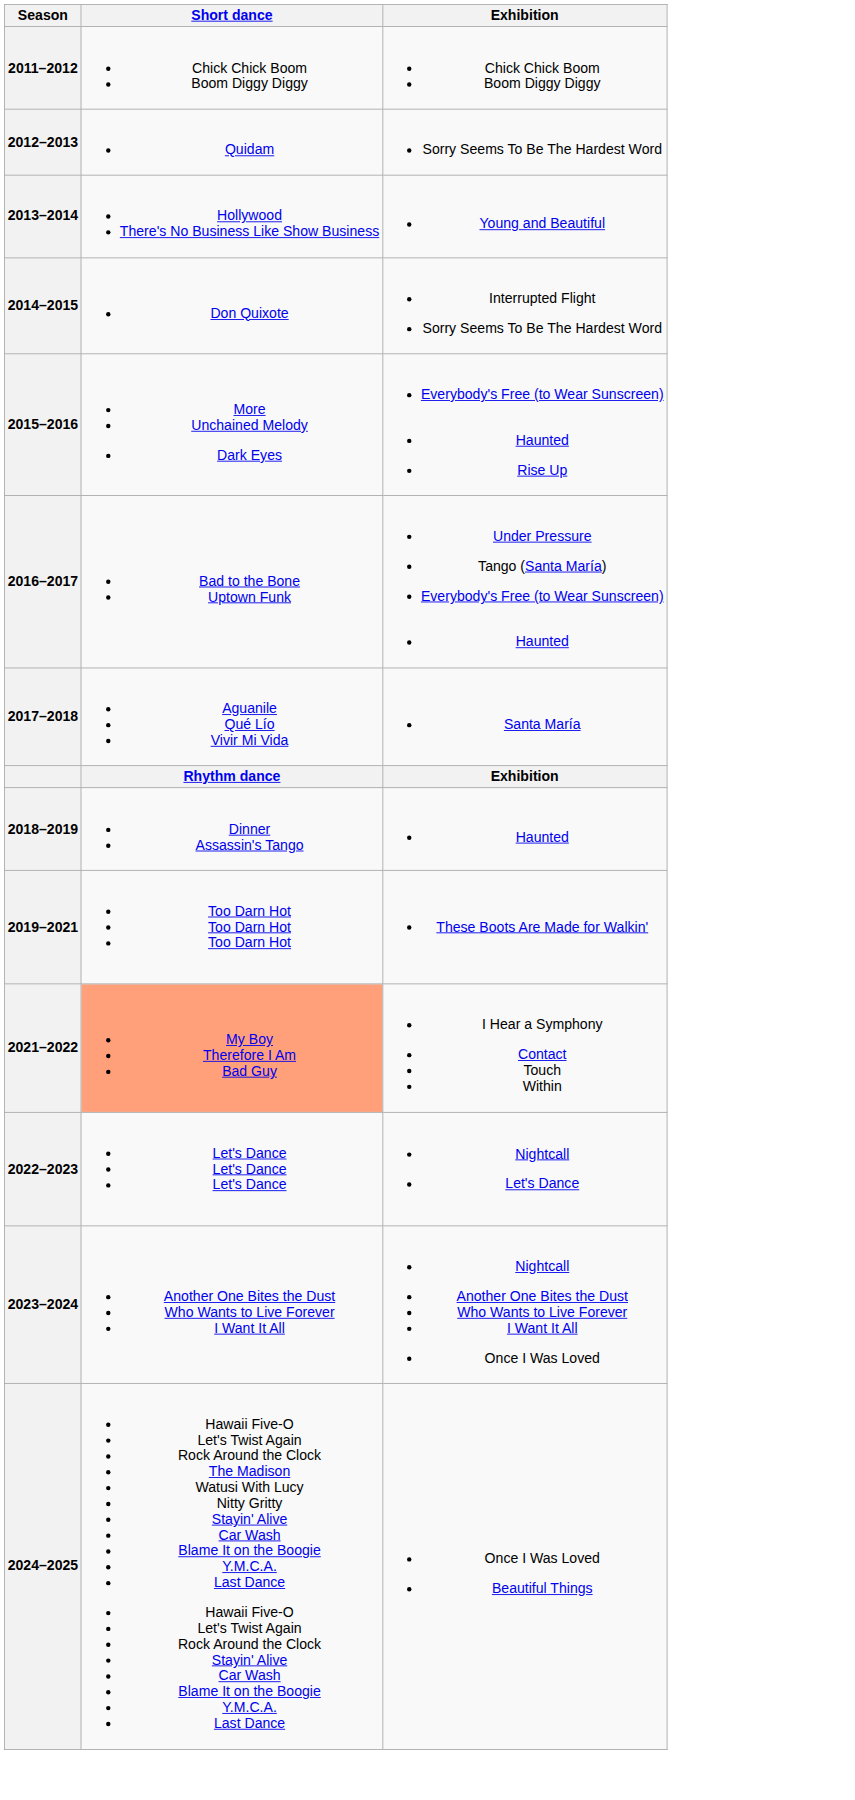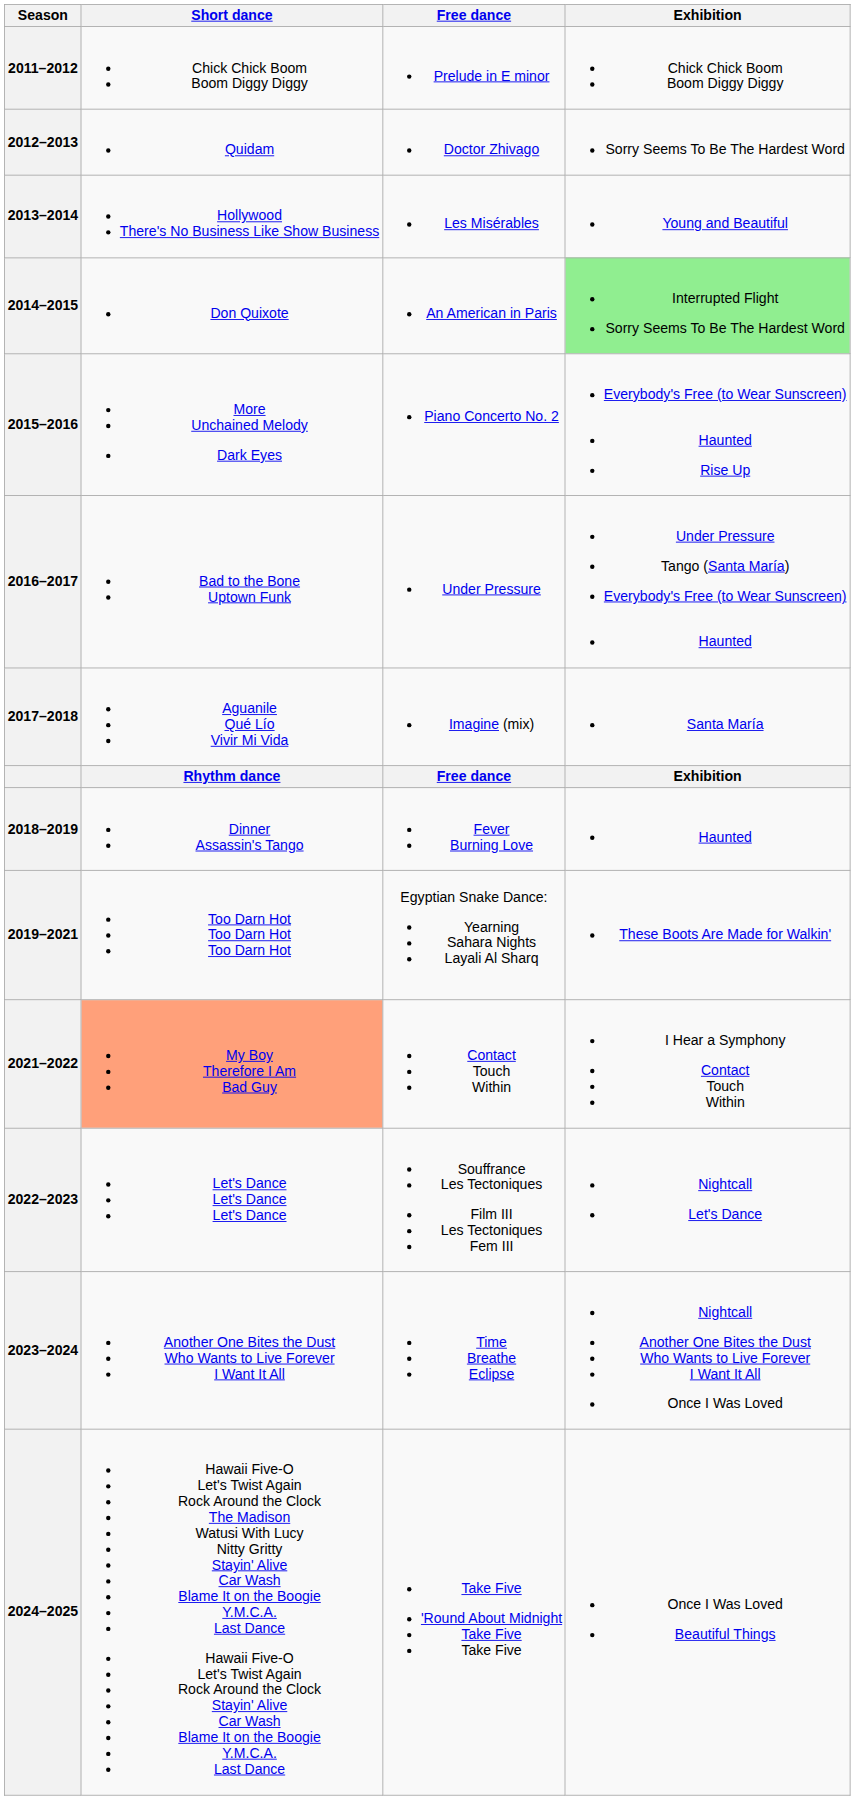+ column: (474, 15)
(525, 313) no background -> (708, 313) lightgreen background
